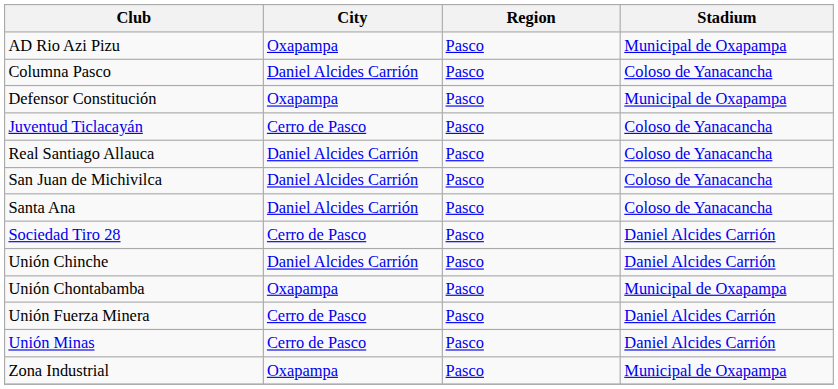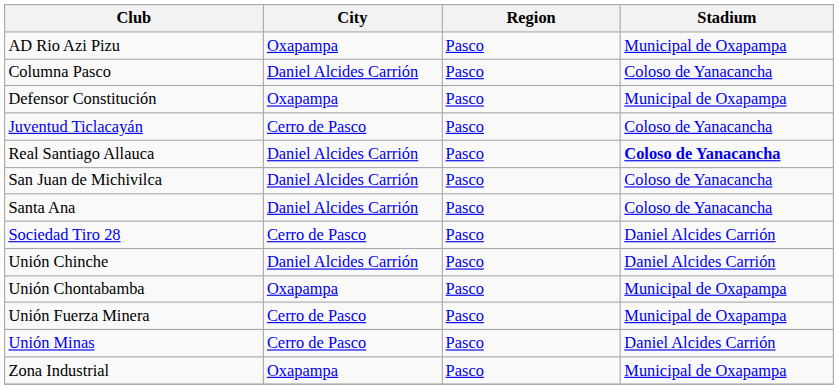(698, 153) normal -> (702, 153) bold
(700, 316) Daniel Alcides Carrión -> (705, 316) Municipal de Oxapampa
